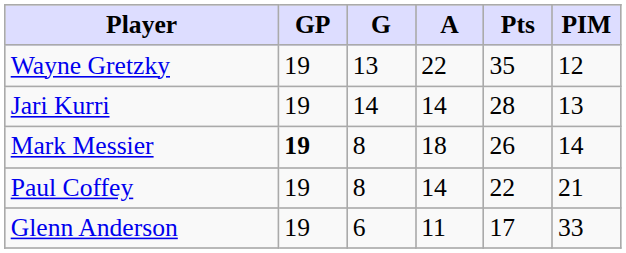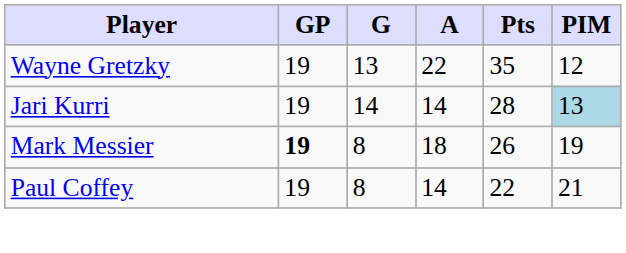(571, 106) no background -> (571, 106) lightblue background
(571, 146) 14 -> (571, 146) 19
- row: (94, 227)
